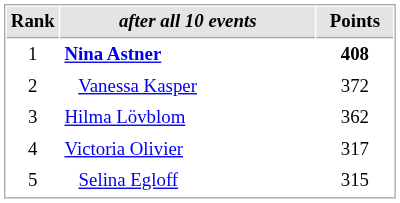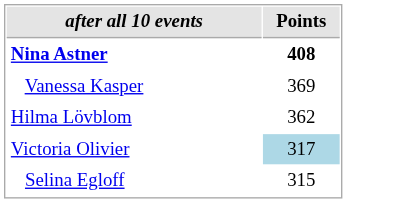- column: (33, 21)
(355, 86) 372 -> (301, 86) 369
(355, 149) no background -> (301, 149) lightblue background
